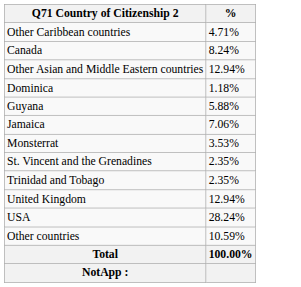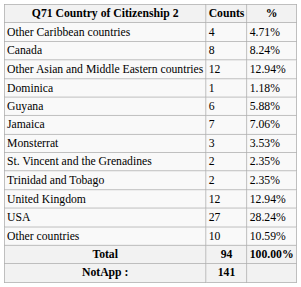+ column: (227, 13)
